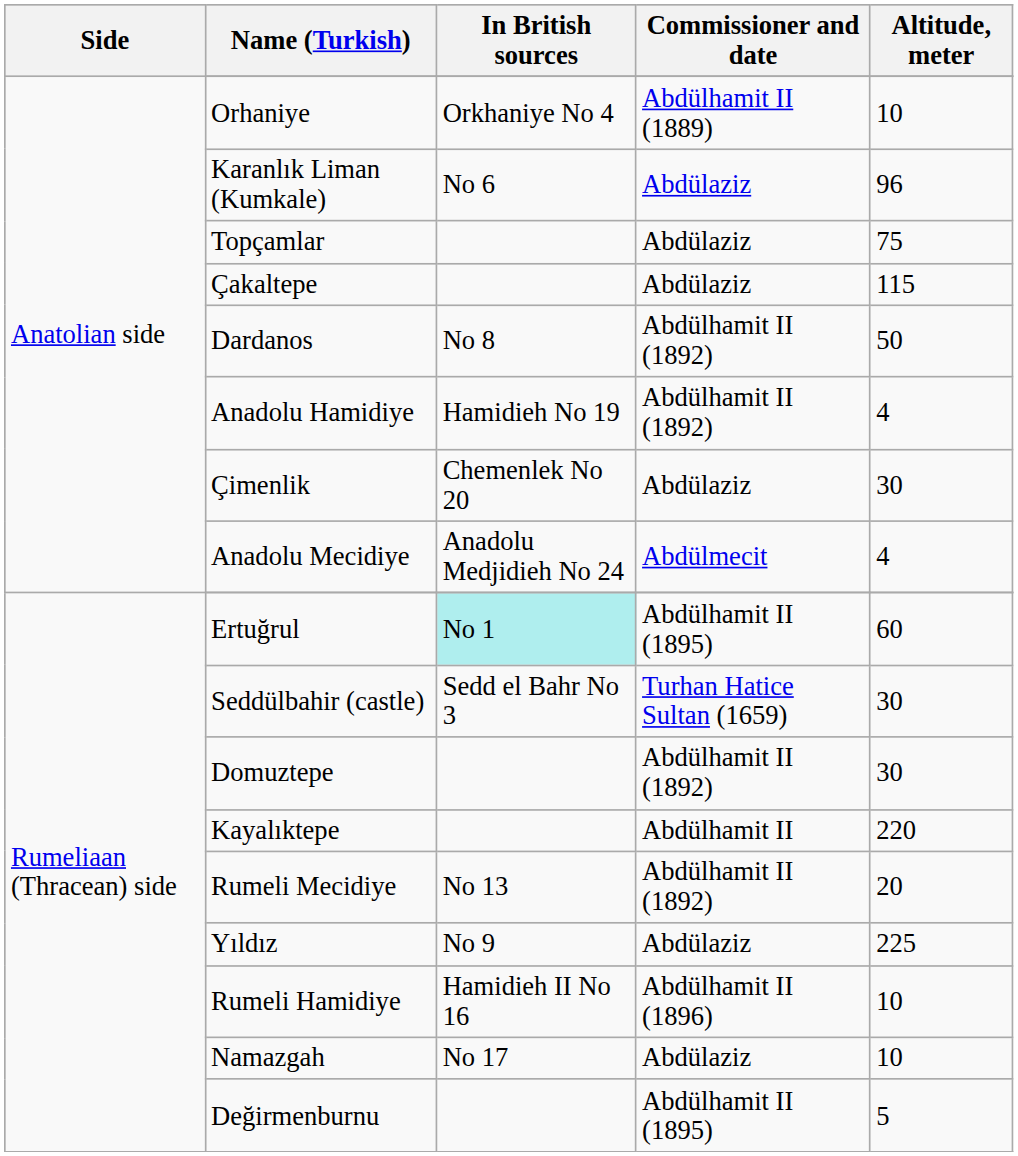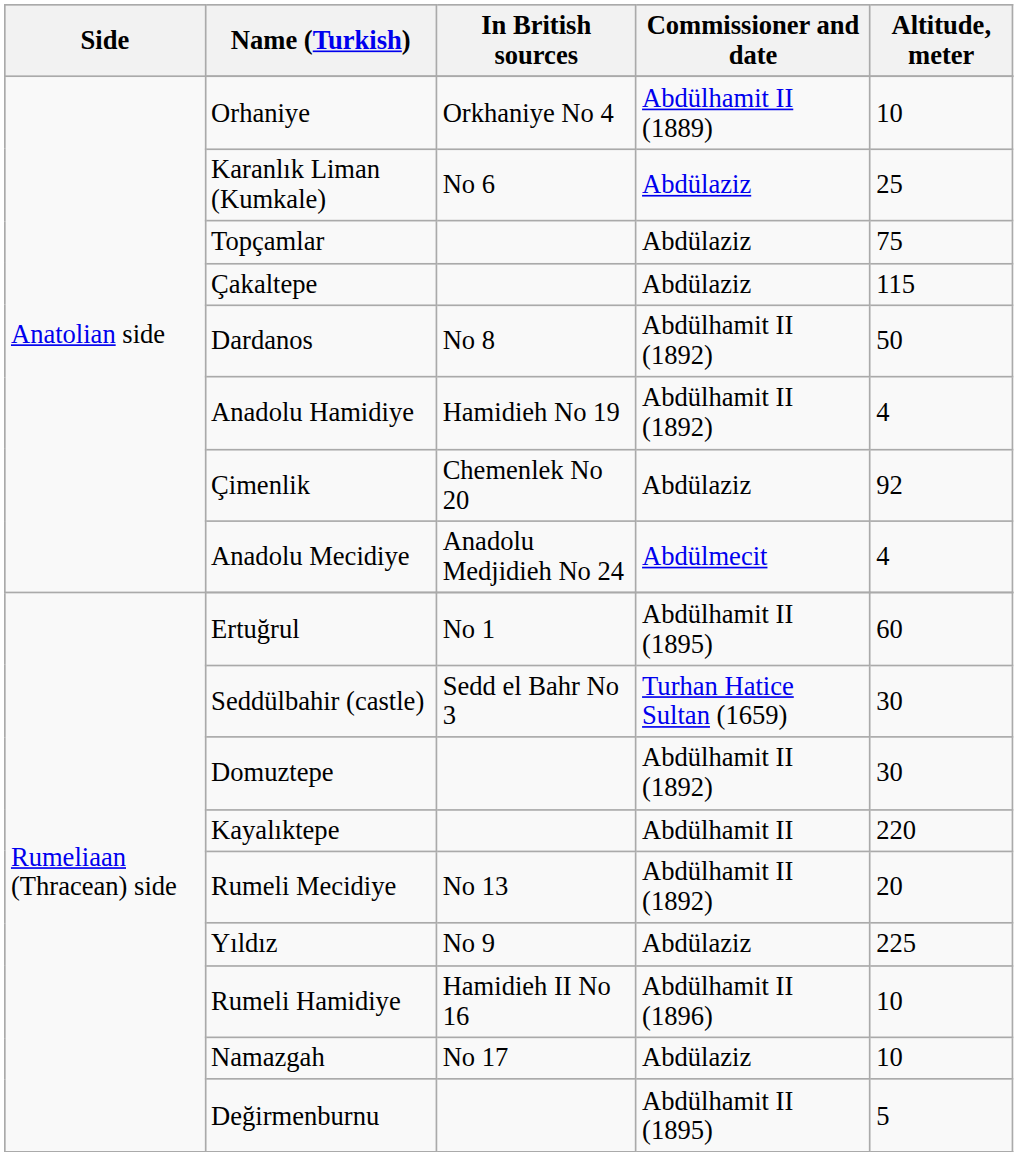(889, 184) 96 -> (889, 184) 25
(889, 484) 30 -> (889, 484) 92
(469, 628) paleturquoise background -> (469, 628) no background
